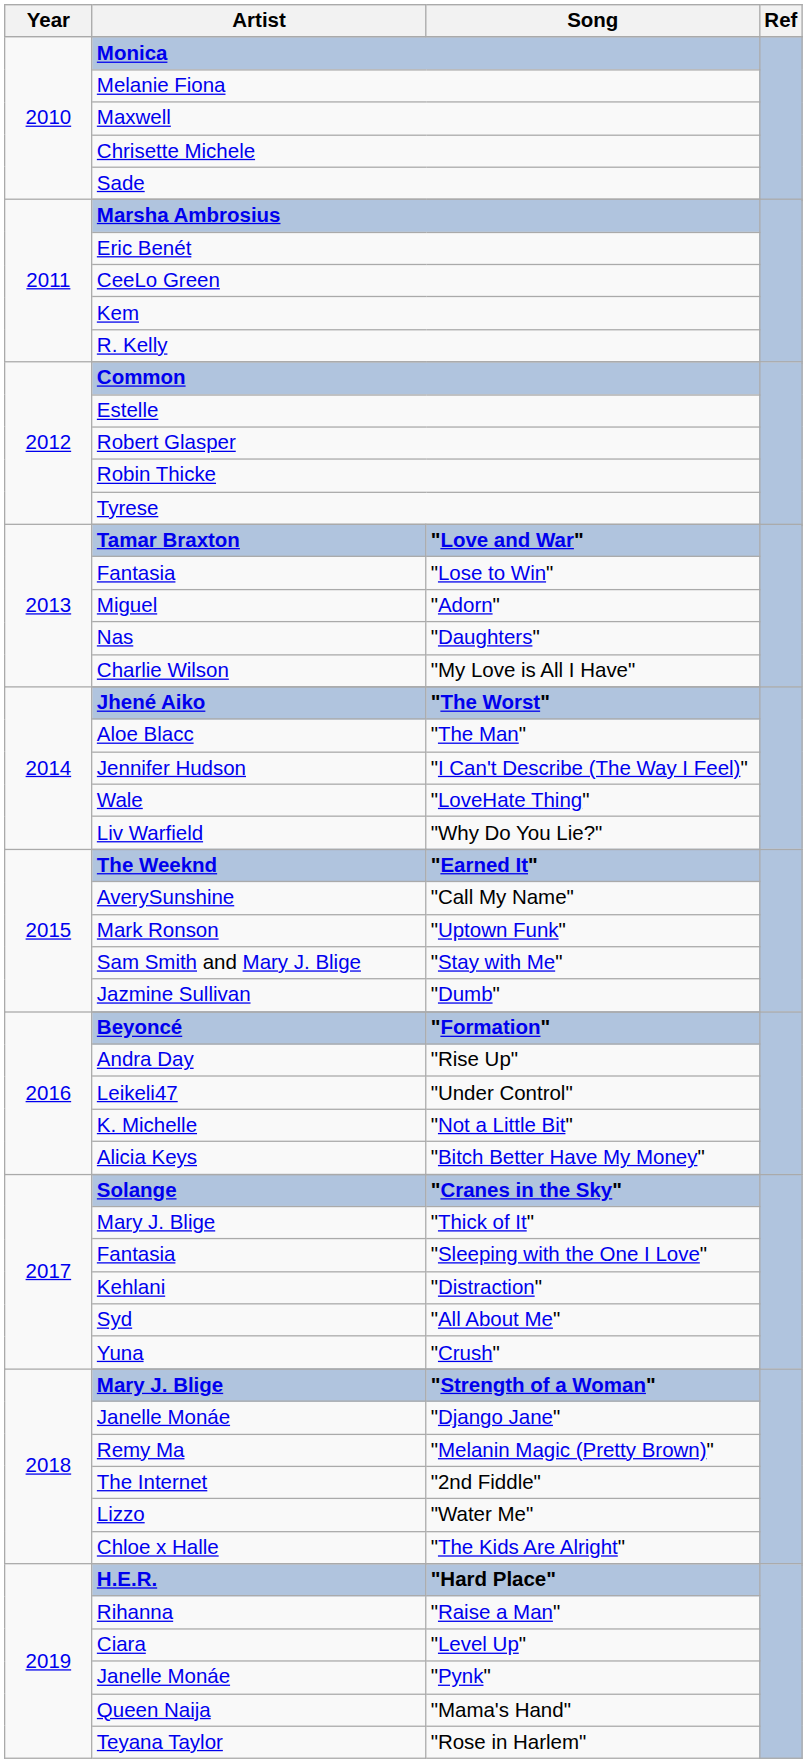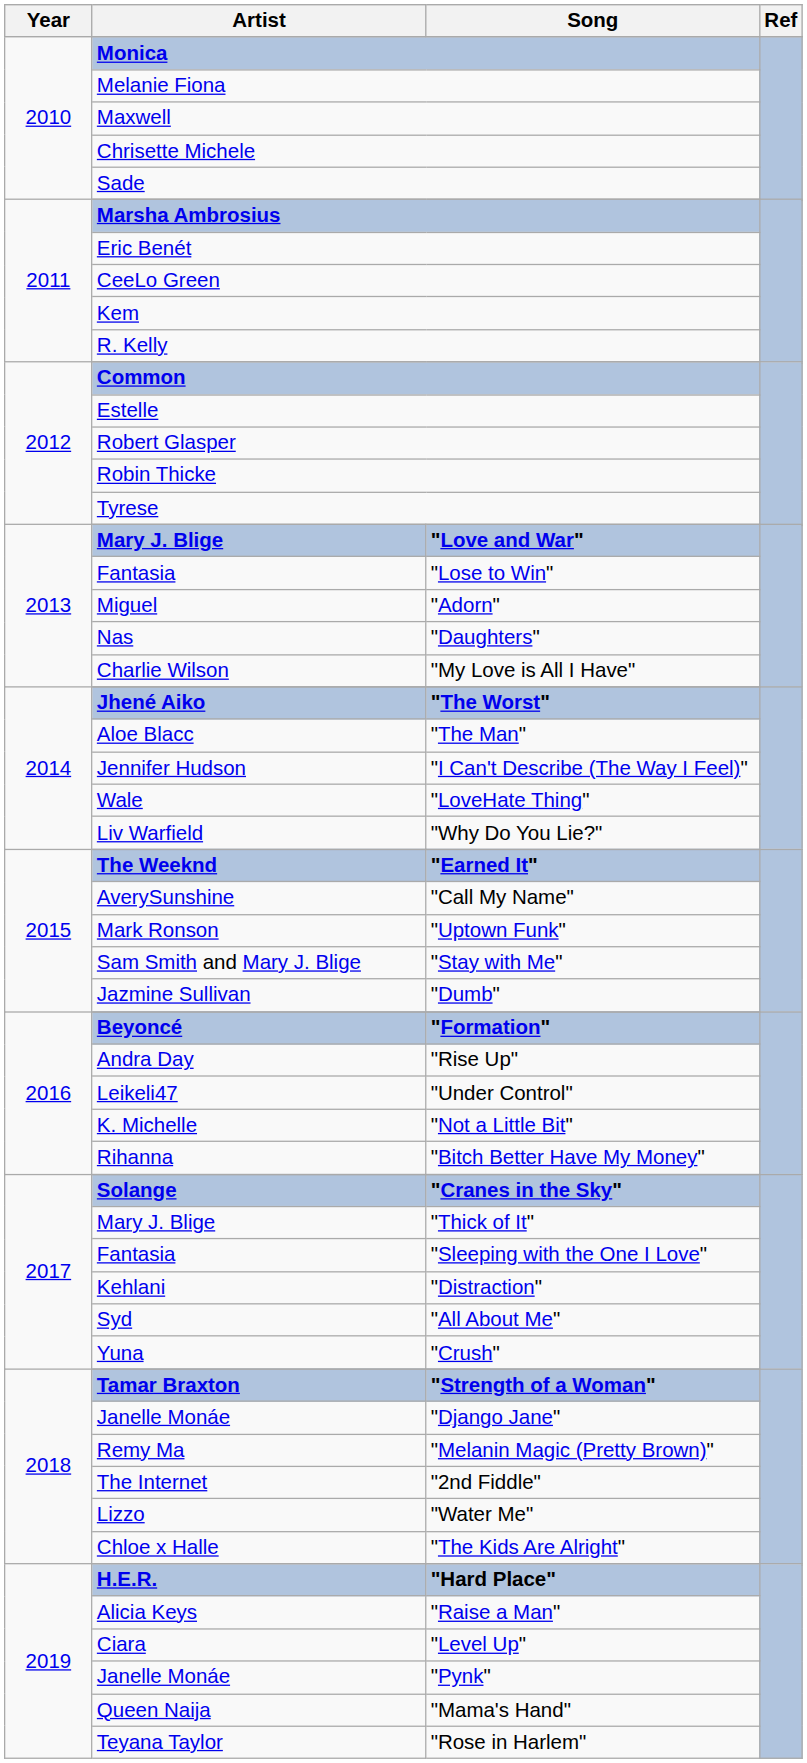(168, 540) Tamar Braxton -> (160, 540) Mary J. Blige
(147, 1157) Alicia Keys -> (135, 1157) Rihanna
(160, 1384) Mary J. Blige -> (168, 1384) Tamar Braxton
(135, 1612) Rihanna -> (147, 1612) Alicia Keys
